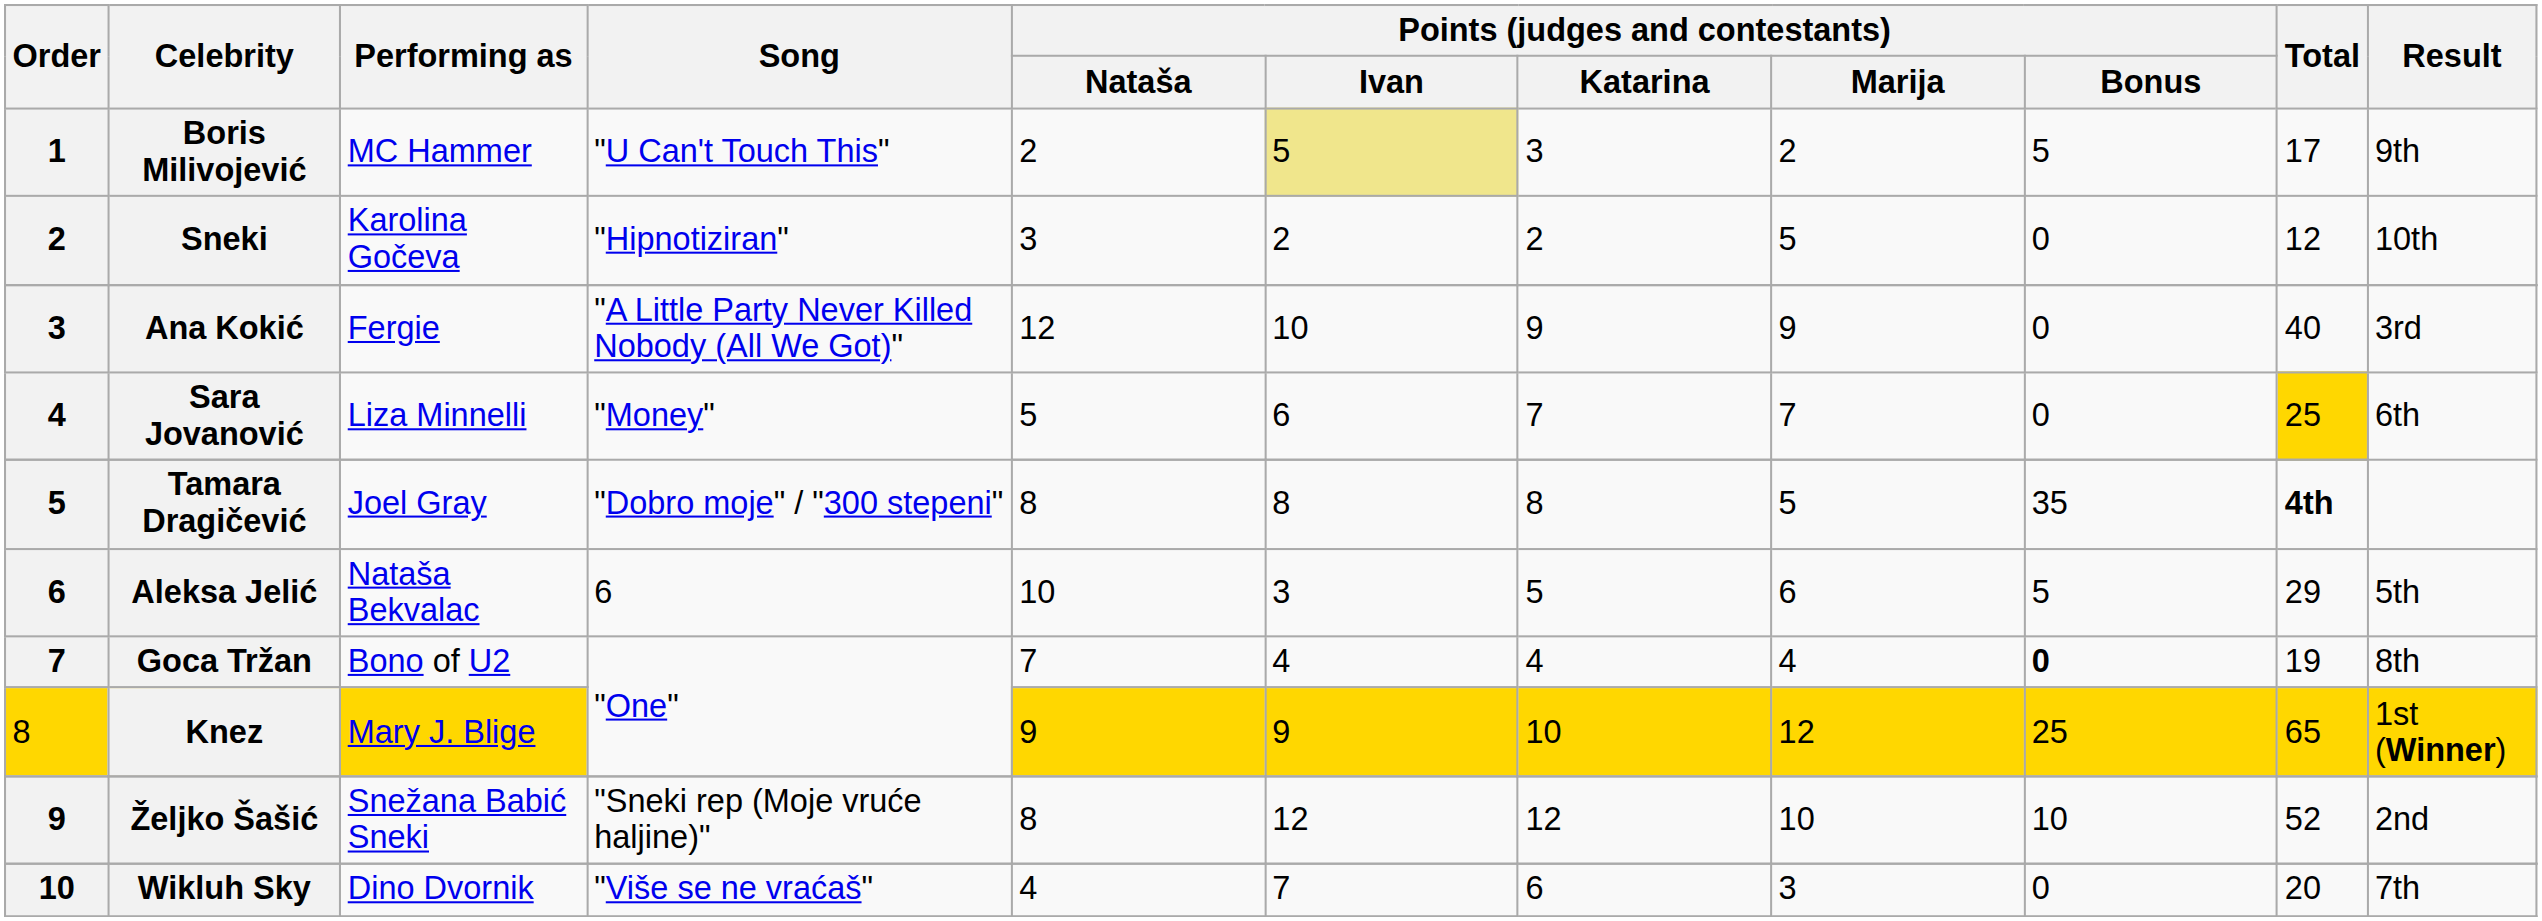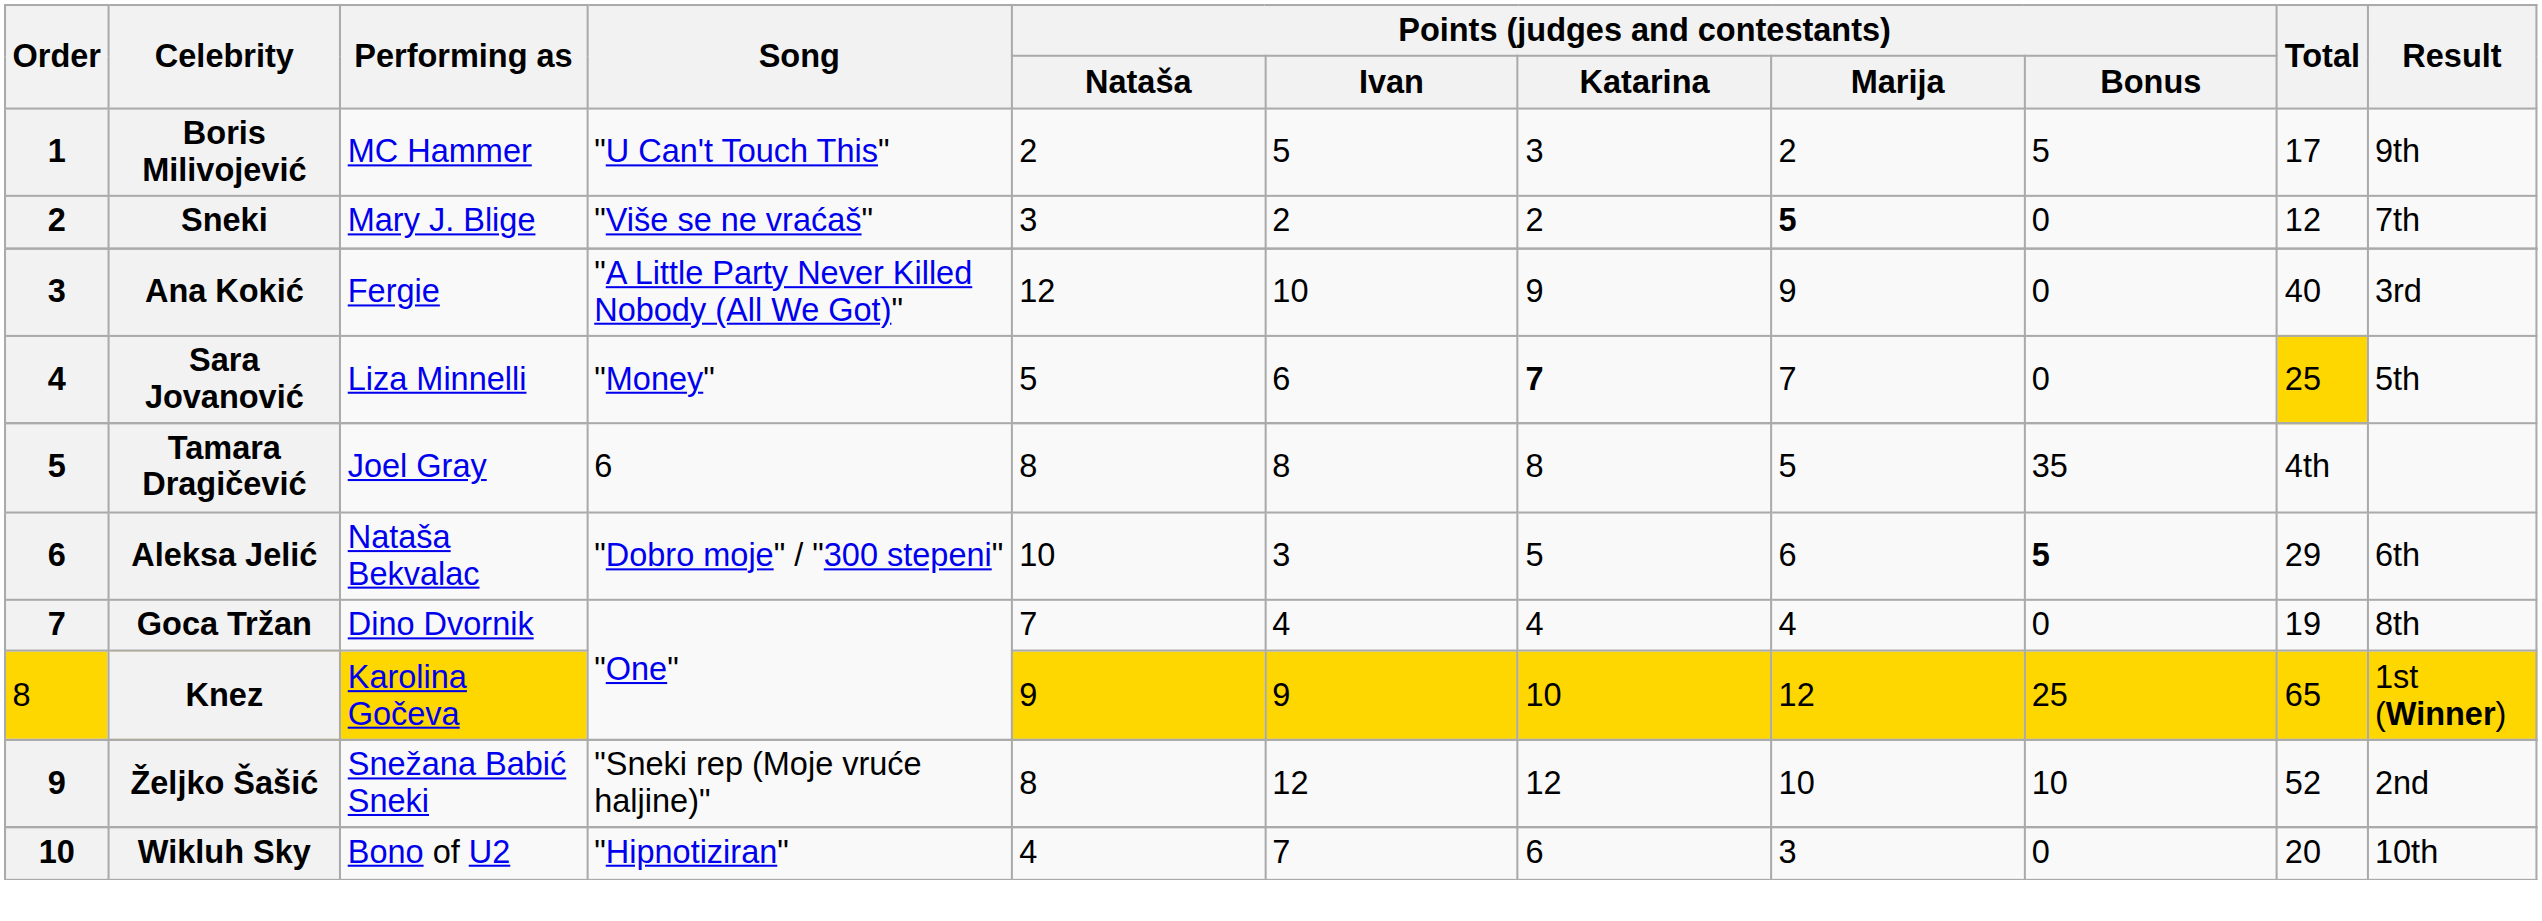(1281, 151) khaki background -> (1281, 151) no background
(407, 239) Karolina Gočeva -> (442, 221) Mary J. Blige
(692, 239) "Hipnotiziran" -> (734, 221) "Više se ne vraćaš"
(1788, 239) normal -> (1788, 221) bold
(2407, 239) 10th -> (2398, 221) 7th
(1535, 415) normal -> (1535, 379) bold
(2398, 415) 6th -> (2398, 379) 5th
(799, 503) "Dobro moje" / "300 stepeni" -> (603, 467) 6
(2309, 503) bold -> (2307, 467) normal
(603, 591) 6 -> (799, 555) "Dobro moje" / "300 stepeni"
(2041, 591) normal -> (2041, 555) bold
(2398, 591) 5th -> (2398, 555) 6th
(429, 661) Bono of U2 -> (441, 625) Dino Dvornik
(2041, 661) bold -> (2041, 625) normal
(442, 731) Mary J. Blige -> (407, 694) Karolina Gočeva
(441, 889) Dino Dvornik -> (429, 852) Bono of U2
(734, 889) "Više se ne vraćaš" -> (692, 852) "Hipnotiziran"
(2398, 889) 7th -> (2407, 852) 10th
